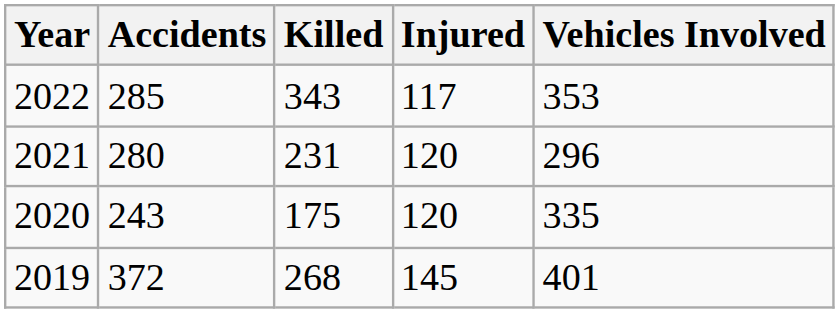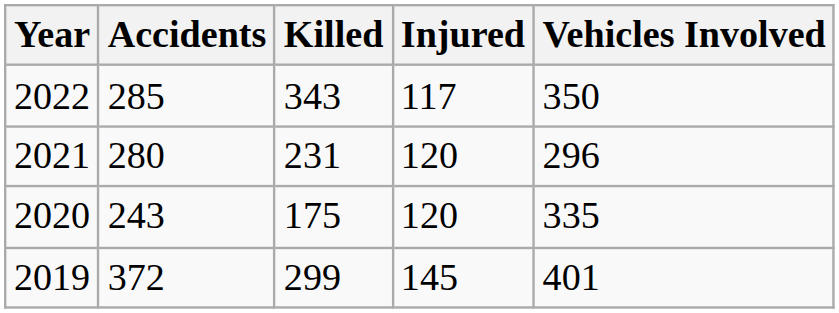(571, 95) 353 -> (571, 95) 350
(312, 276) 268 -> (312, 276) 299
